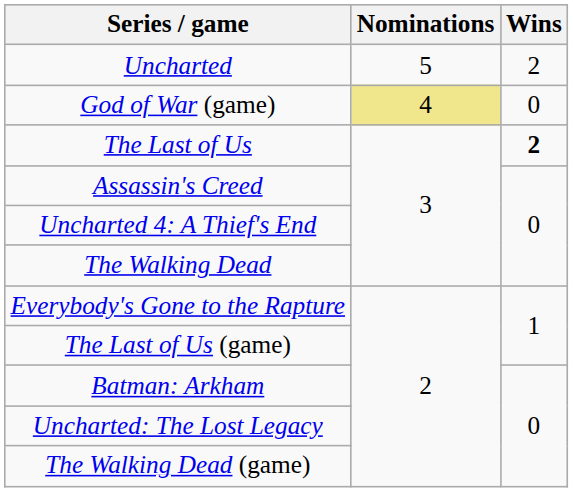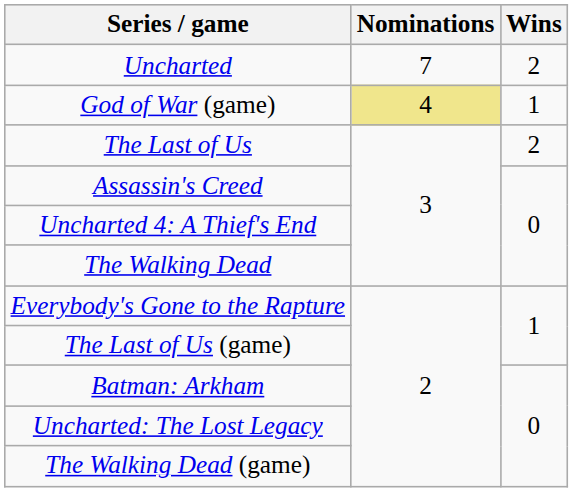(426, 64) 5 -> (426, 64) 7
(534, 104) 0 -> (534, 104) 1
(534, 144) bold -> (534, 144) normal
